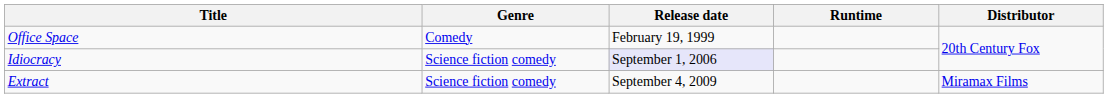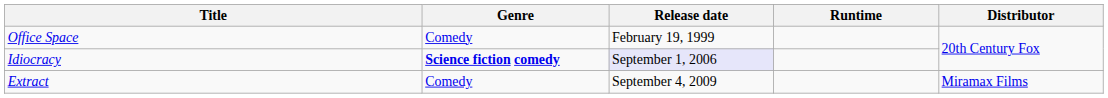(491, 59) normal -> (492, 59) bold
(491, 81) Science fiction comedy -> (449, 81) Comedy
